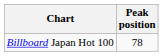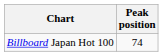(137, 42) 78 -> (137, 42) 74
